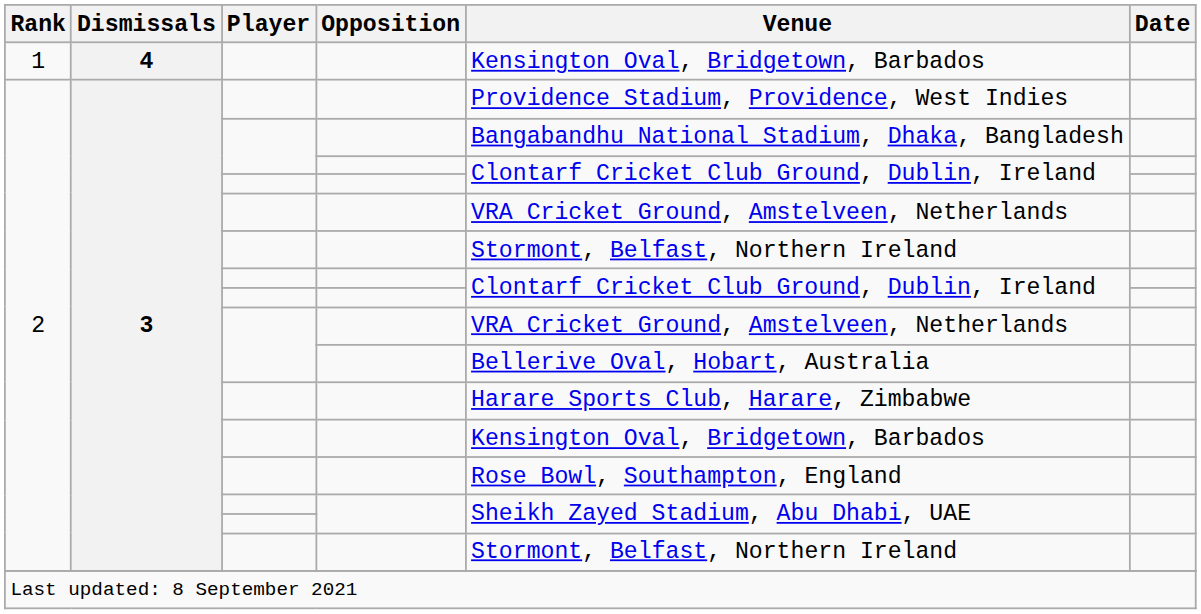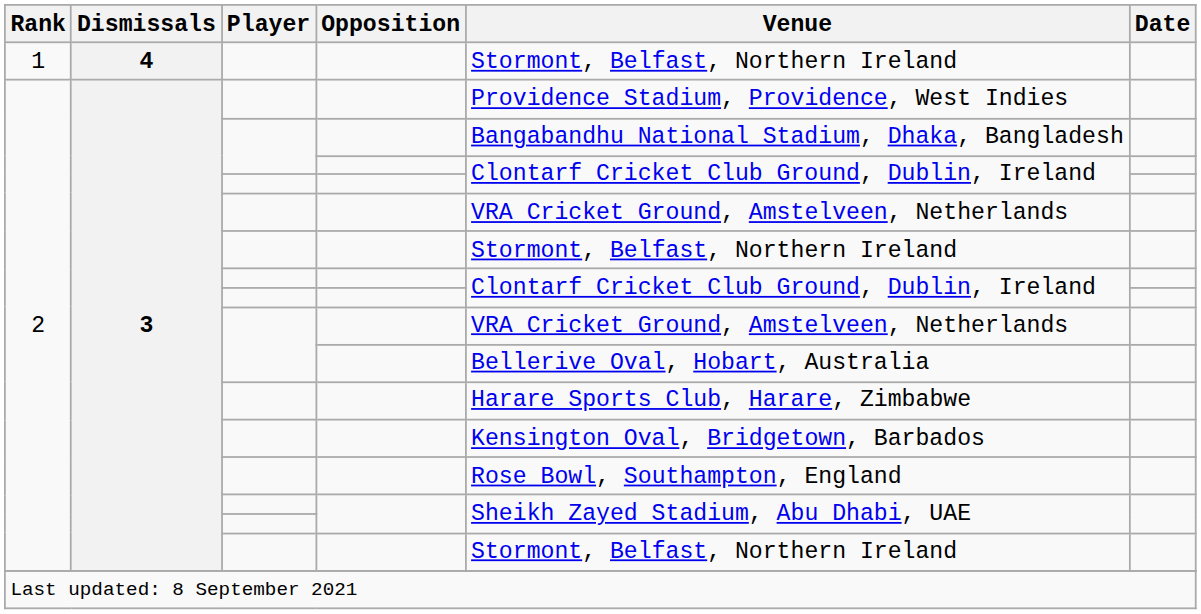(728, 61) Kensington Oval, Bridgetown, Barbados -> (714, 61) Stormont, Belfast, Northern Ireland
